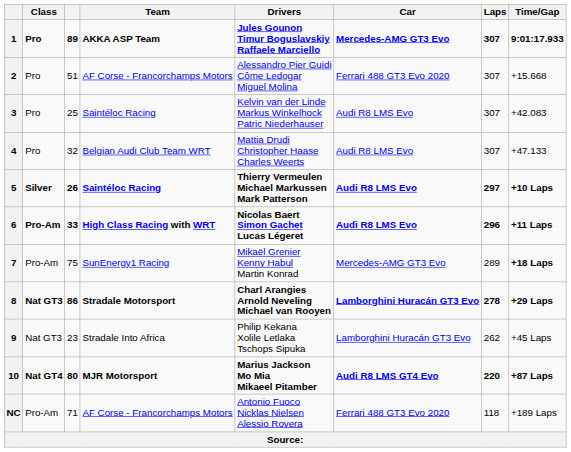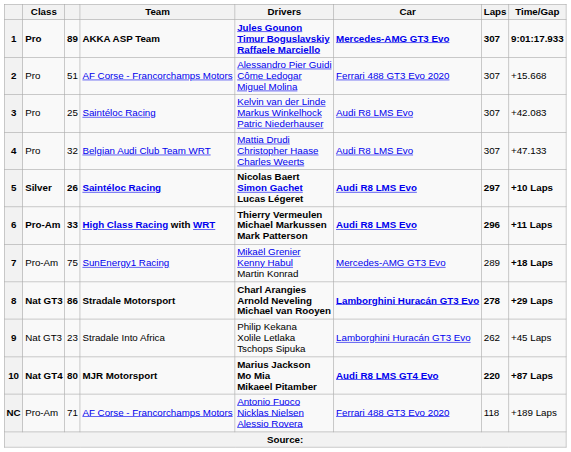(282, 188) Thierry Vermeulen Michael Markussen Mark Patterson -> (270, 188) Nicolas Baert Simon Gachet Lucas Légeret
(270, 225) Nicolas Baert Simon Gachet Lucas Légeret -> (282, 225) Thierry Vermeulen Michael Markussen Mark Patterson
